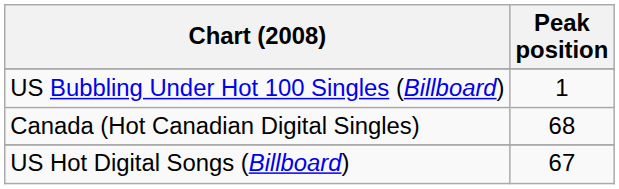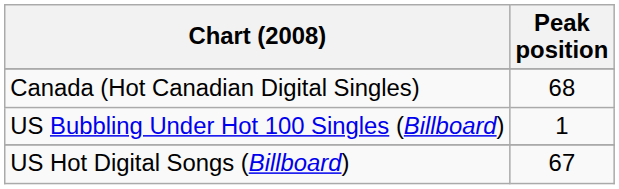rows swapped: (215, 125) <-> (257, 88)
